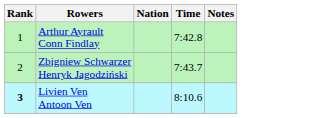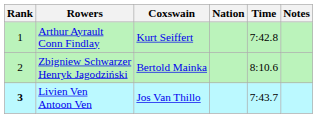+ column: (172, 13)
(188, 67) 7:43.7 -> (264, 67) 8:10.6
(188, 98) 8:10.6 -> (264, 98) 7:43.7
